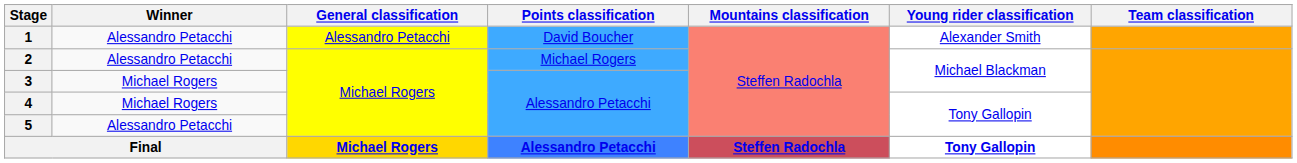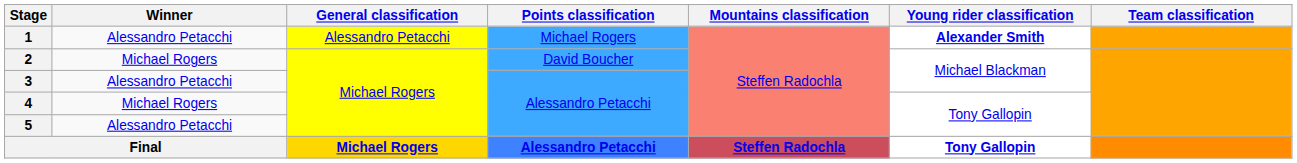(588, 38) David Boucher -> (588, 38) Michael Rogers
(990, 38) normal -> (990, 38) bold
(170, 60) Alessandro Petacchi -> (170, 60) Michael Rogers
(588, 60) Michael Rogers -> (588, 60) David Boucher
(170, 82) Michael Rogers -> (170, 82) Alessandro Petacchi
